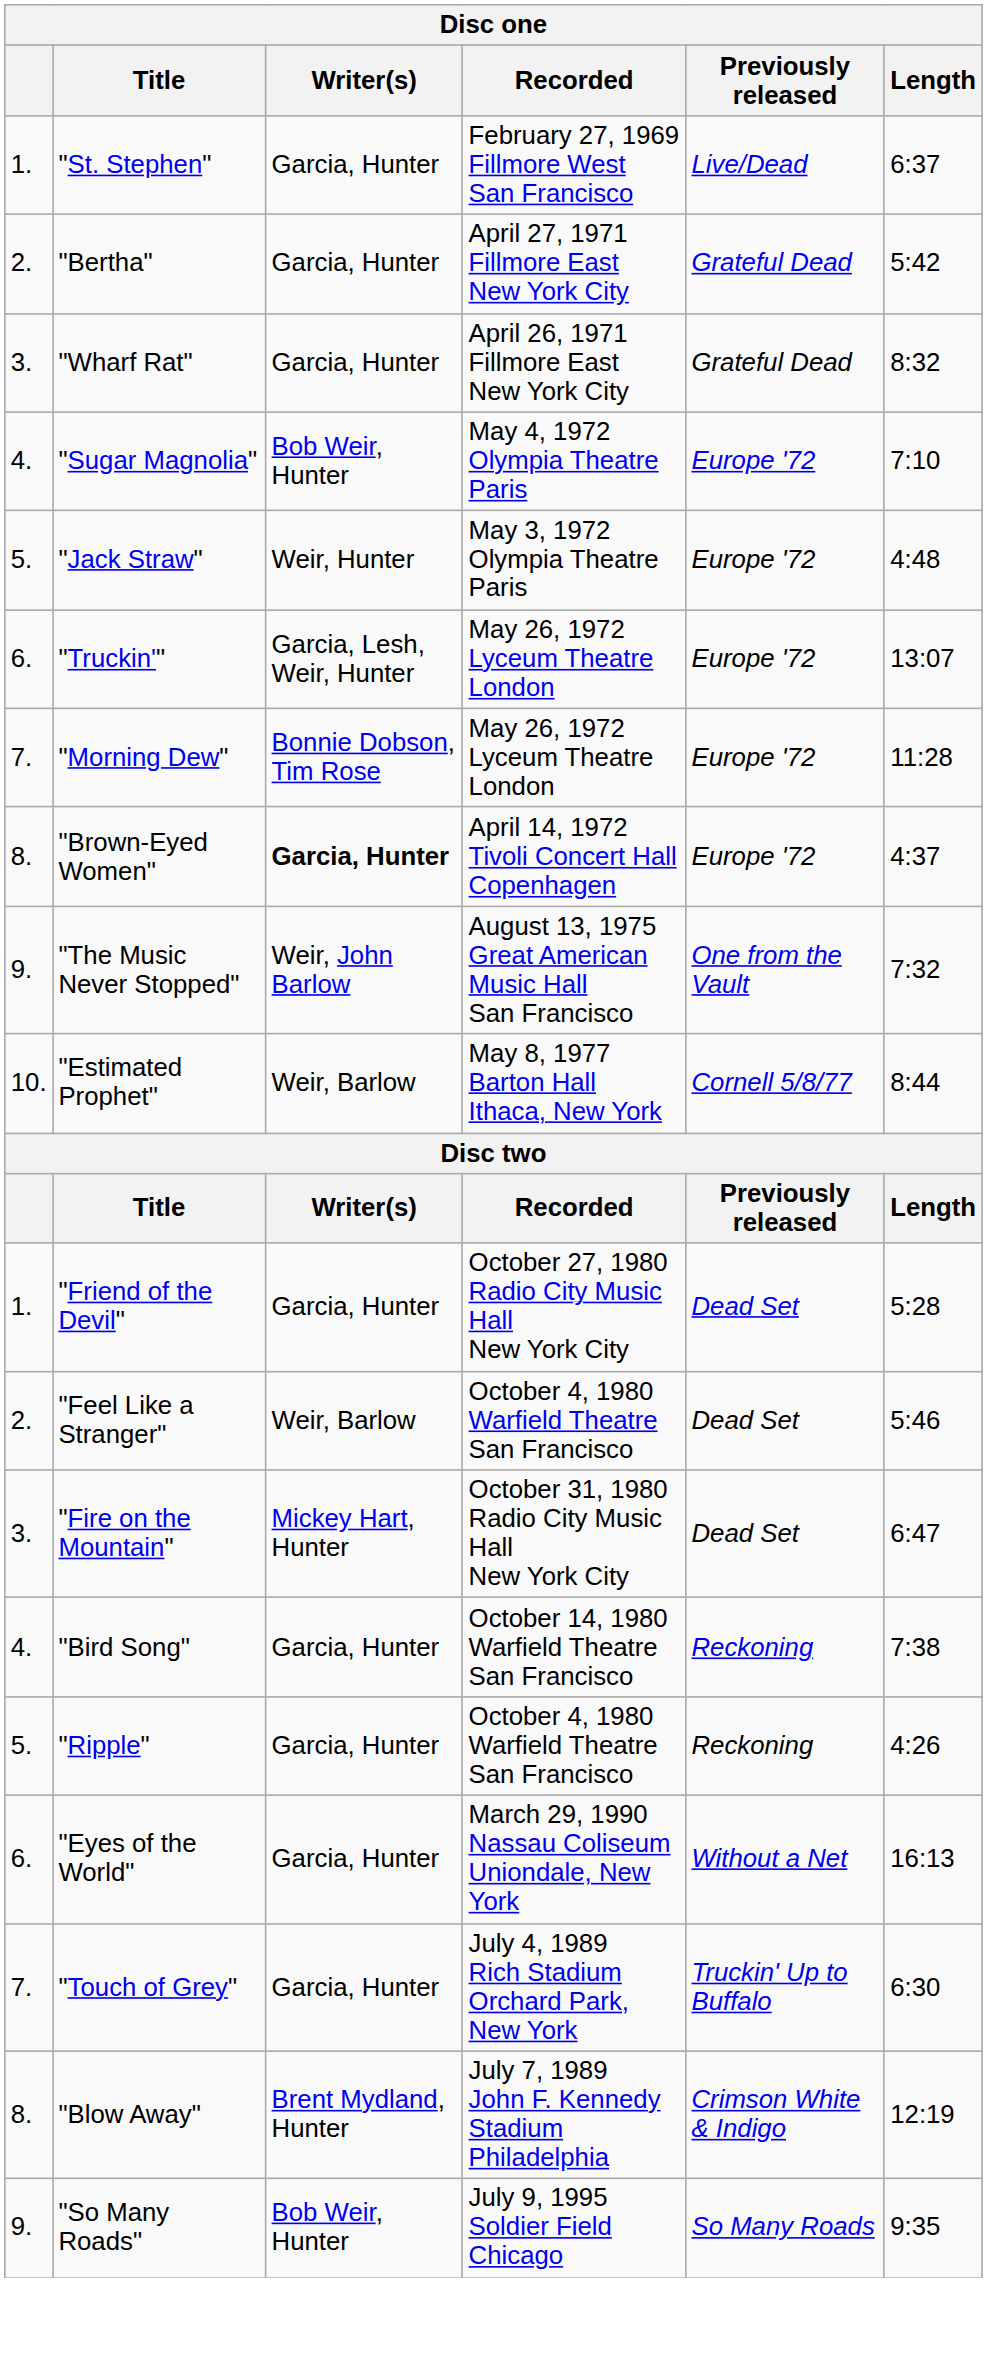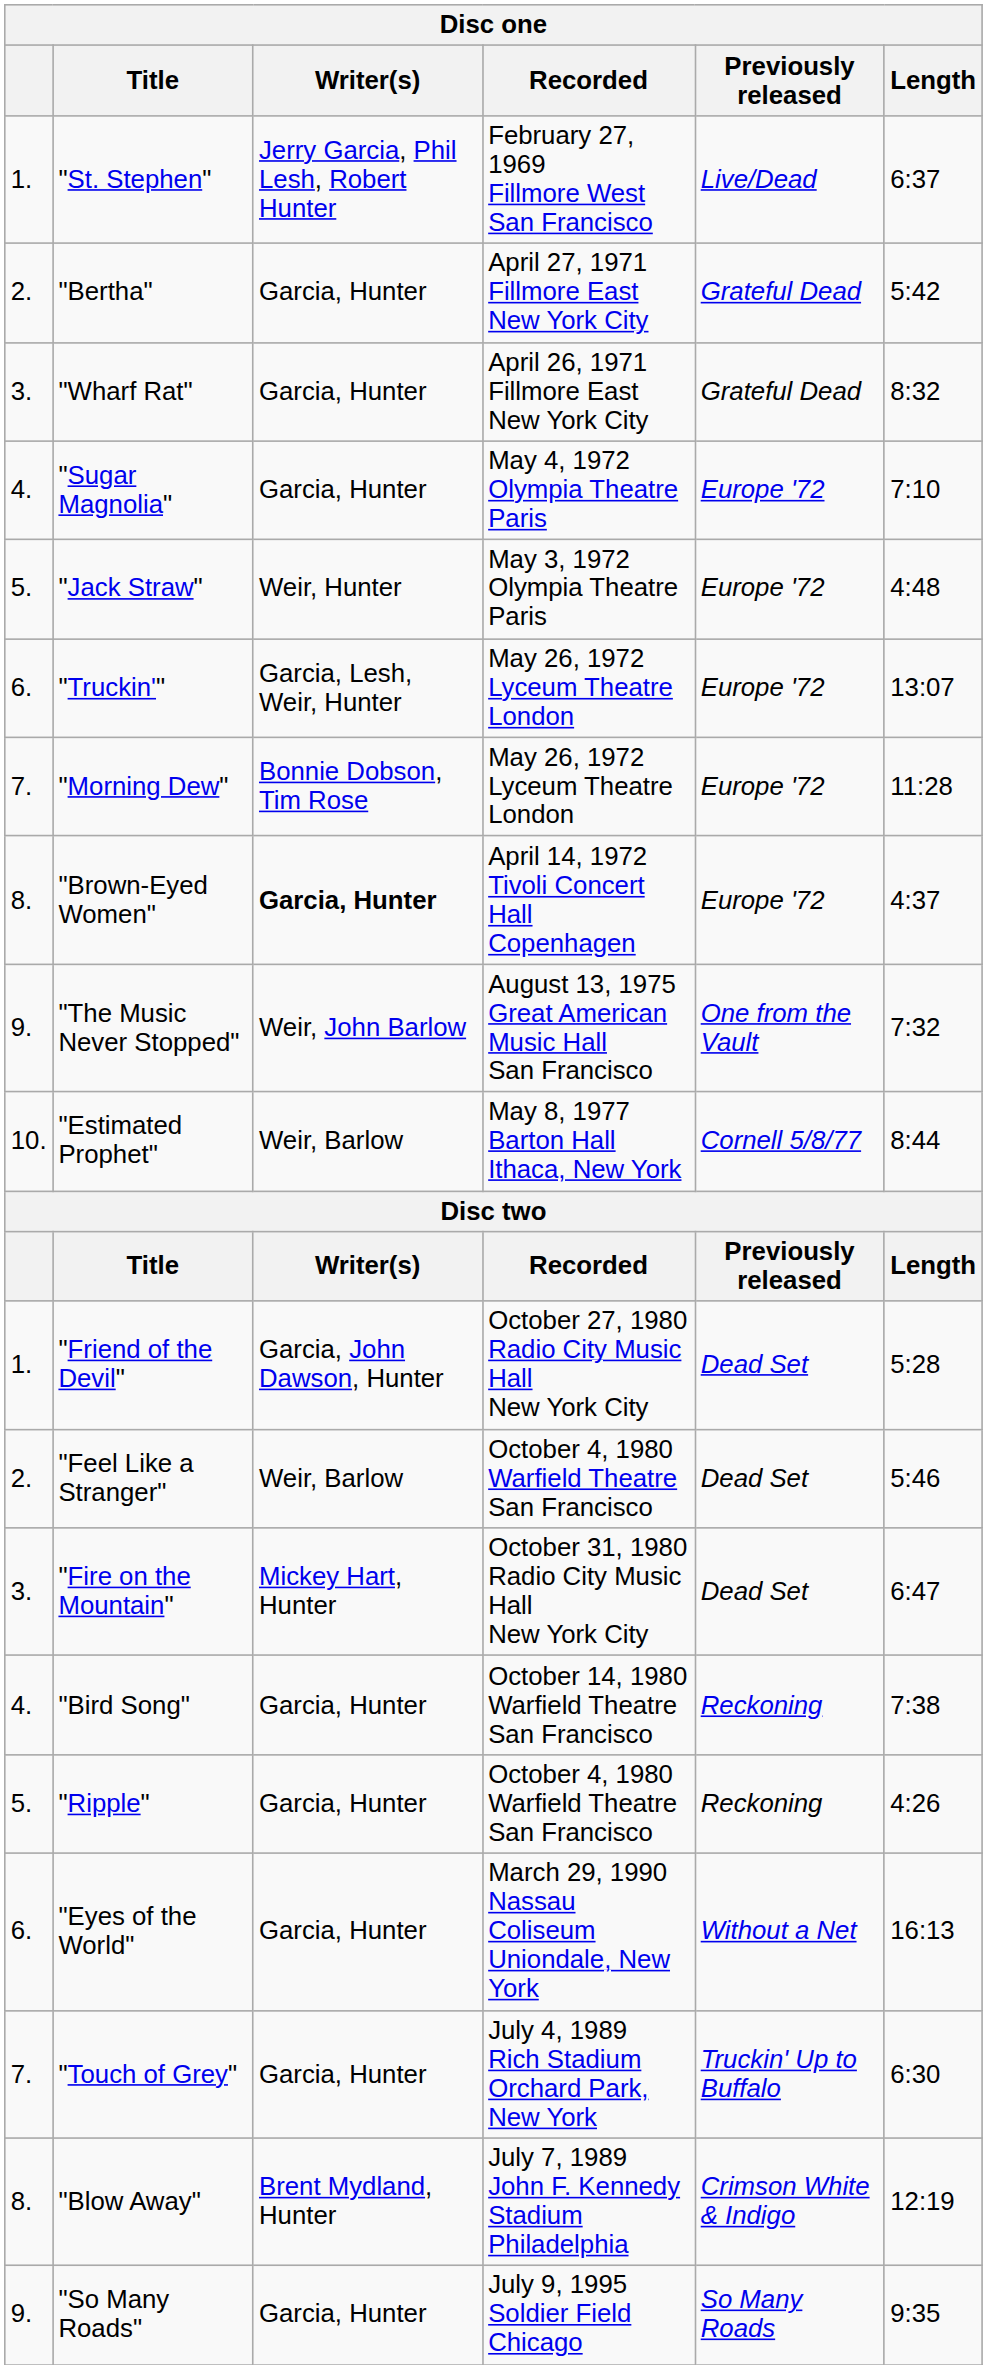(355, 164) Garcia, Hunter -> (358, 179) Jerry Garcia, Phil Lesh, Robert Hunter
(327, 461) Bob Weir, Hunter -> (343, 490) Garcia, Hunter
(355, 1306) Garcia, Hunter -> (351, 1364) Garcia, John Dawson, Hunter
(327, 2227) Bob Weir, Hunter -> (343, 2314) Garcia, Hunter
